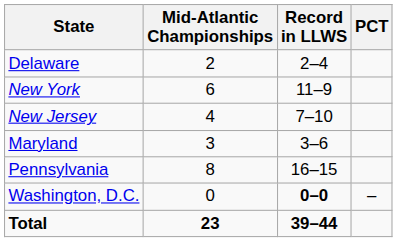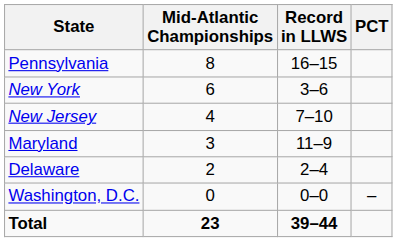rows swapped: (58, 169) <-> (44, 63)
(314, 90) 11–9 -> (314, 90) 3–6
(314, 143) 3–6 -> (314, 143) 11–9
(314, 196) bold -> (314, 196) normal
